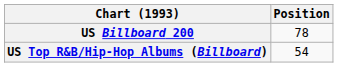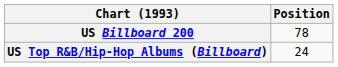(302, 52) 54 -> (302, 52) 24
